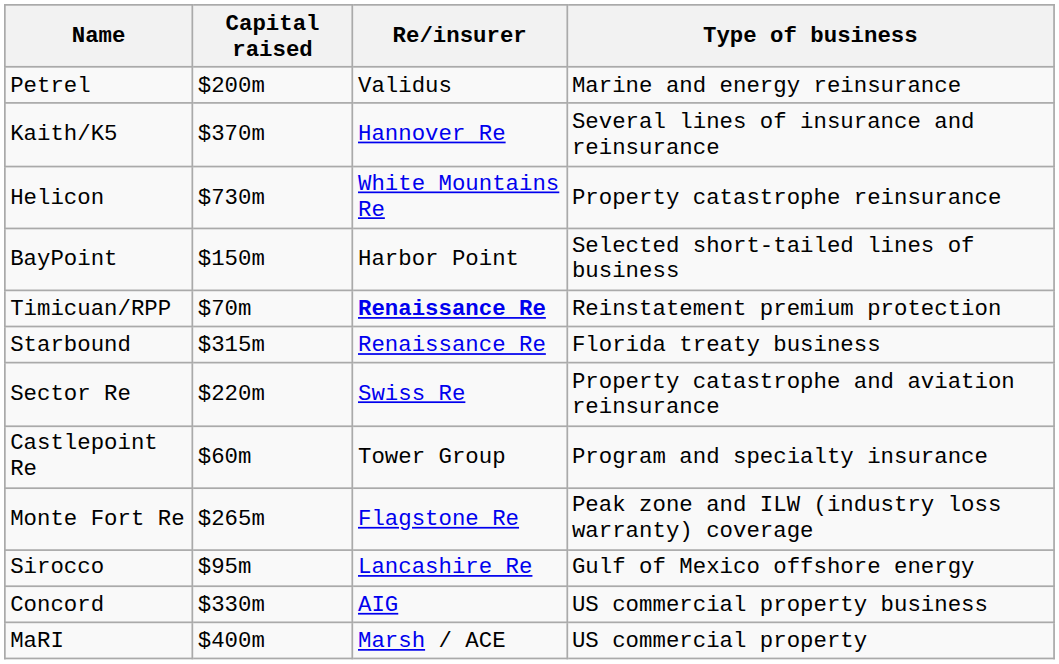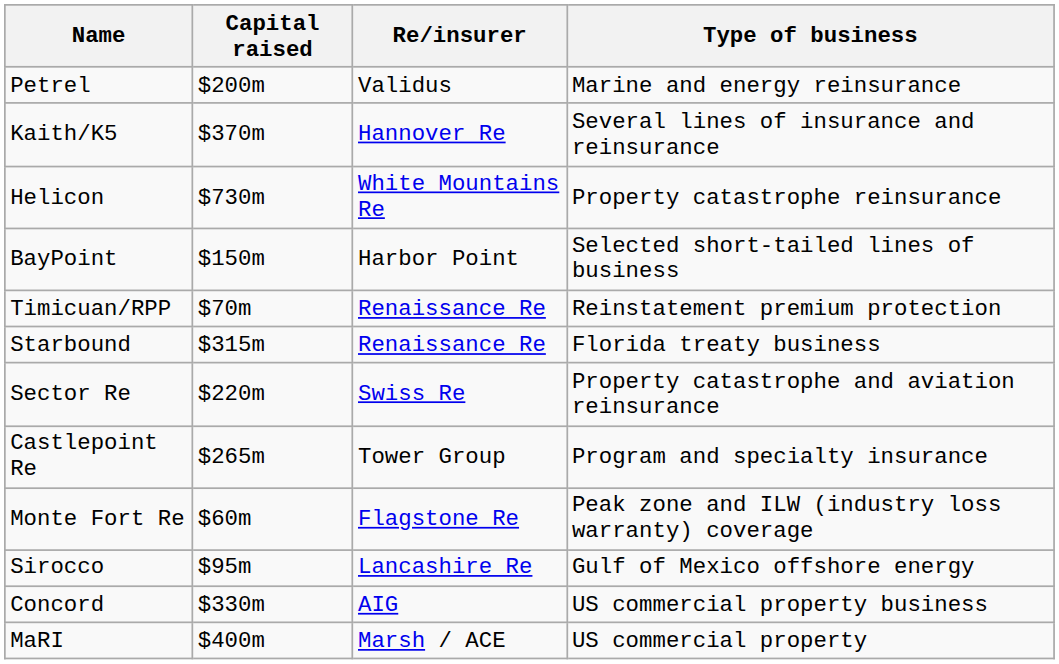(452, 308) bold -> (452, 308) normal
(225, 457) $60m -> (231, 457) $265m
(231, 519) $265m -> (225, 519) $60m
